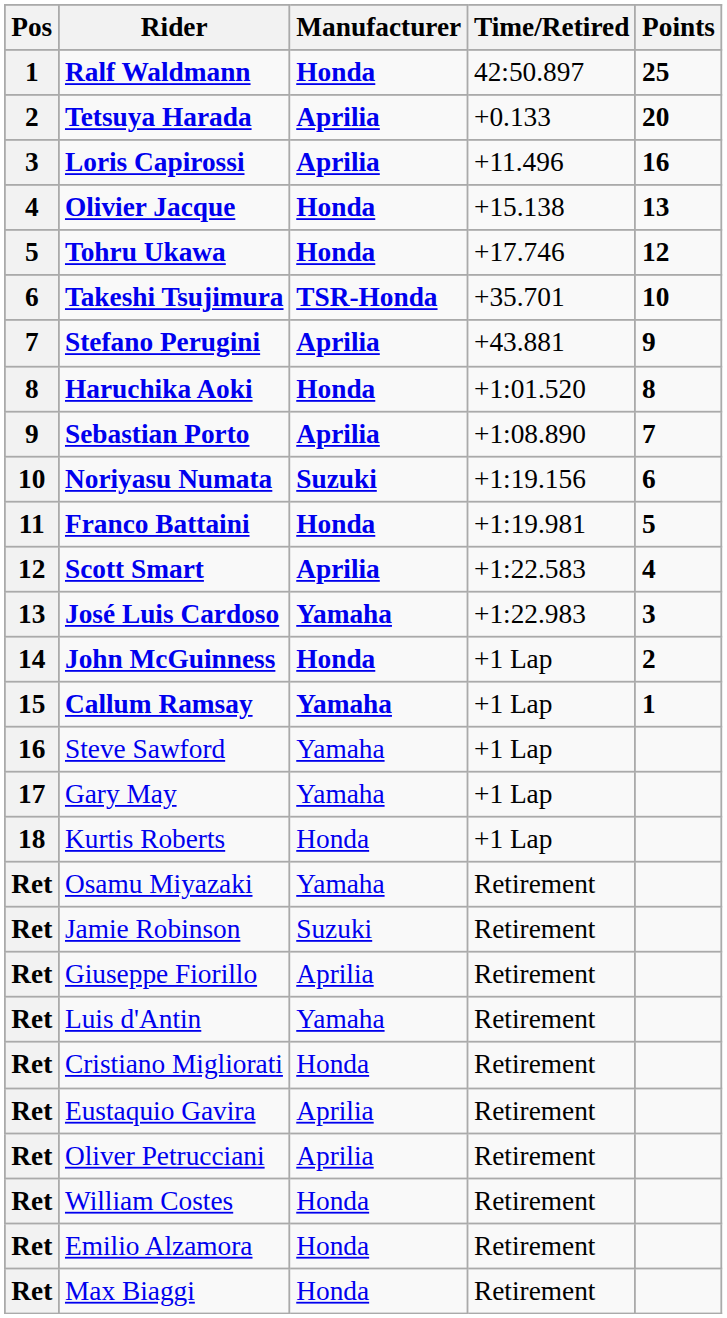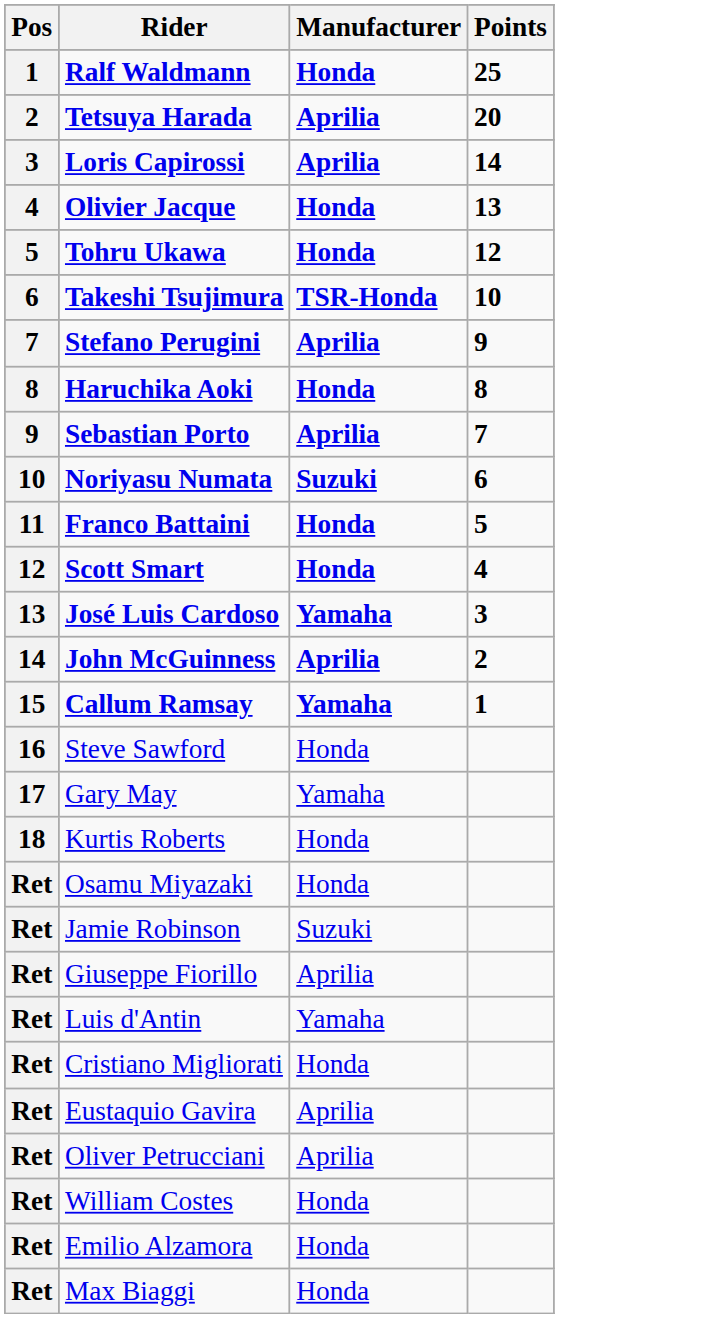- column: (552, 27)
(656, 162) 16 -> (488, 162) 14
(338, 568) Aprilia -> (336, 568) Honda
(336, 658) Honda -> (338, 658) Aprilia
(340, 749) Yamaha -> (333, 749) Honda
(340, 884) Yamaha -> (333, 884) Honda
